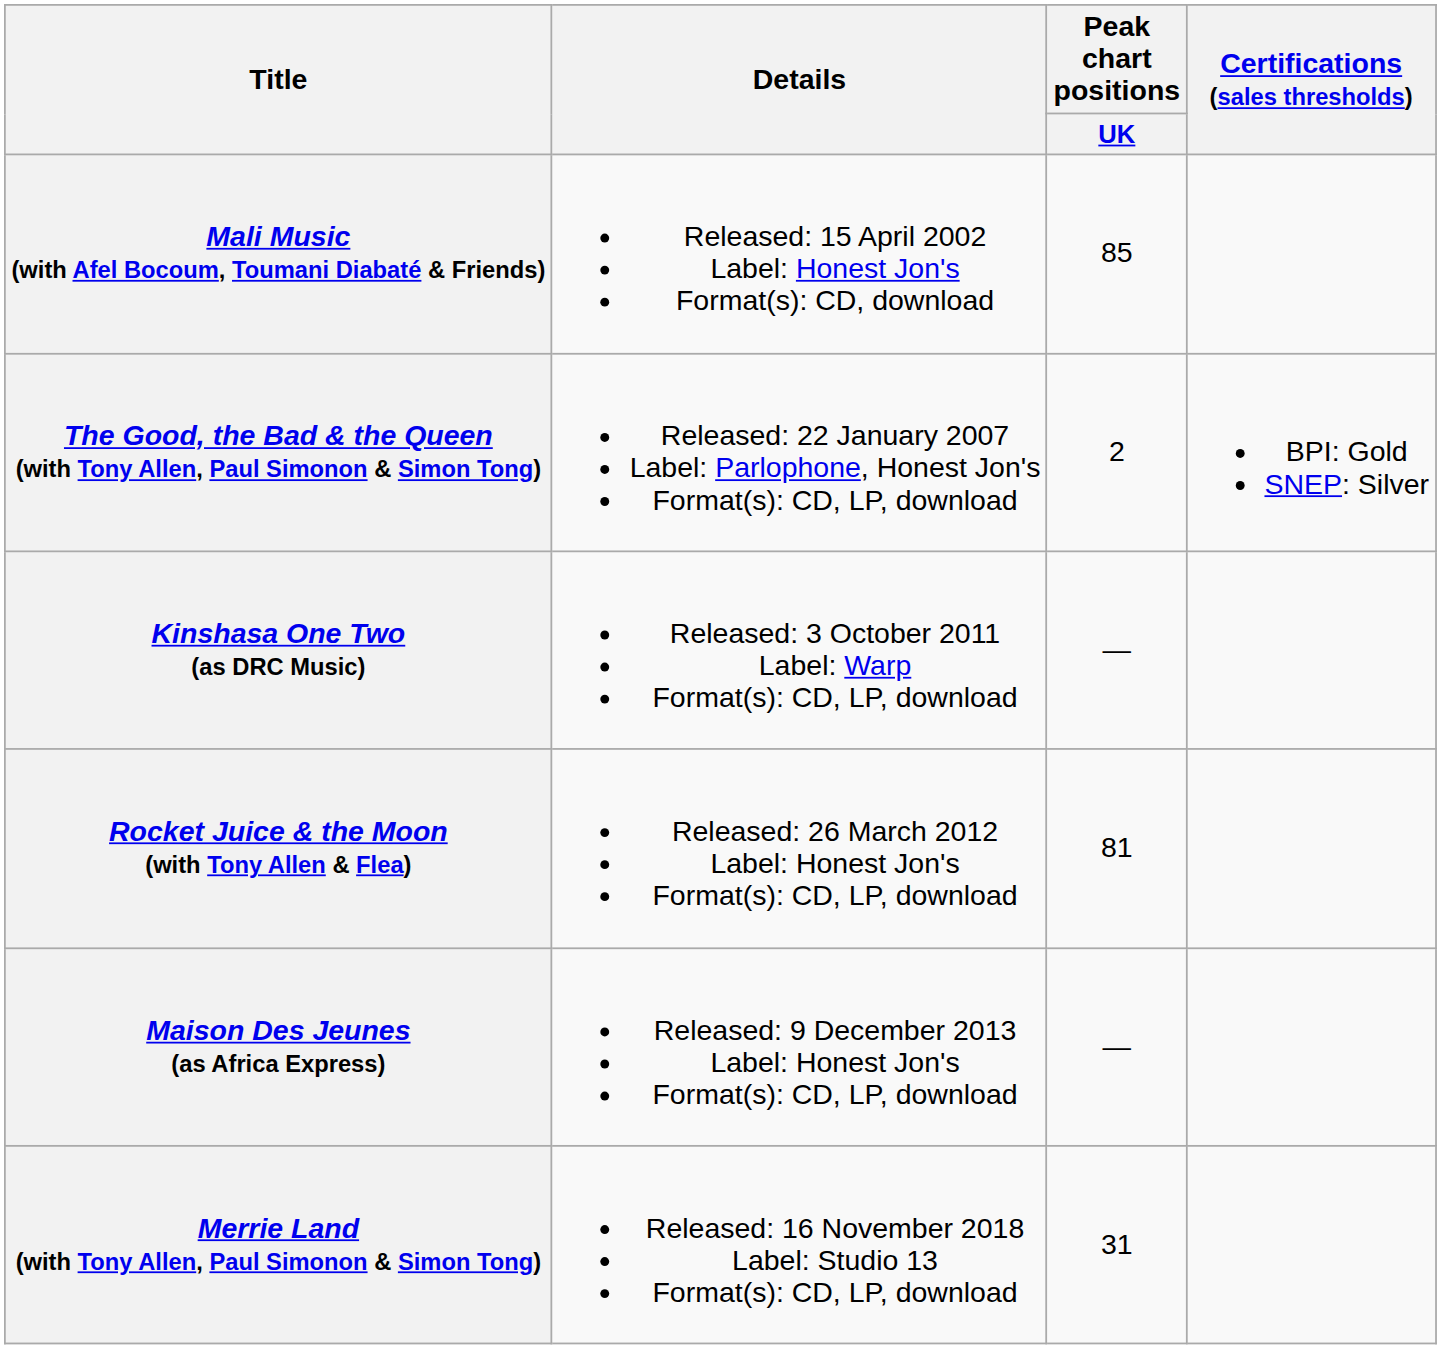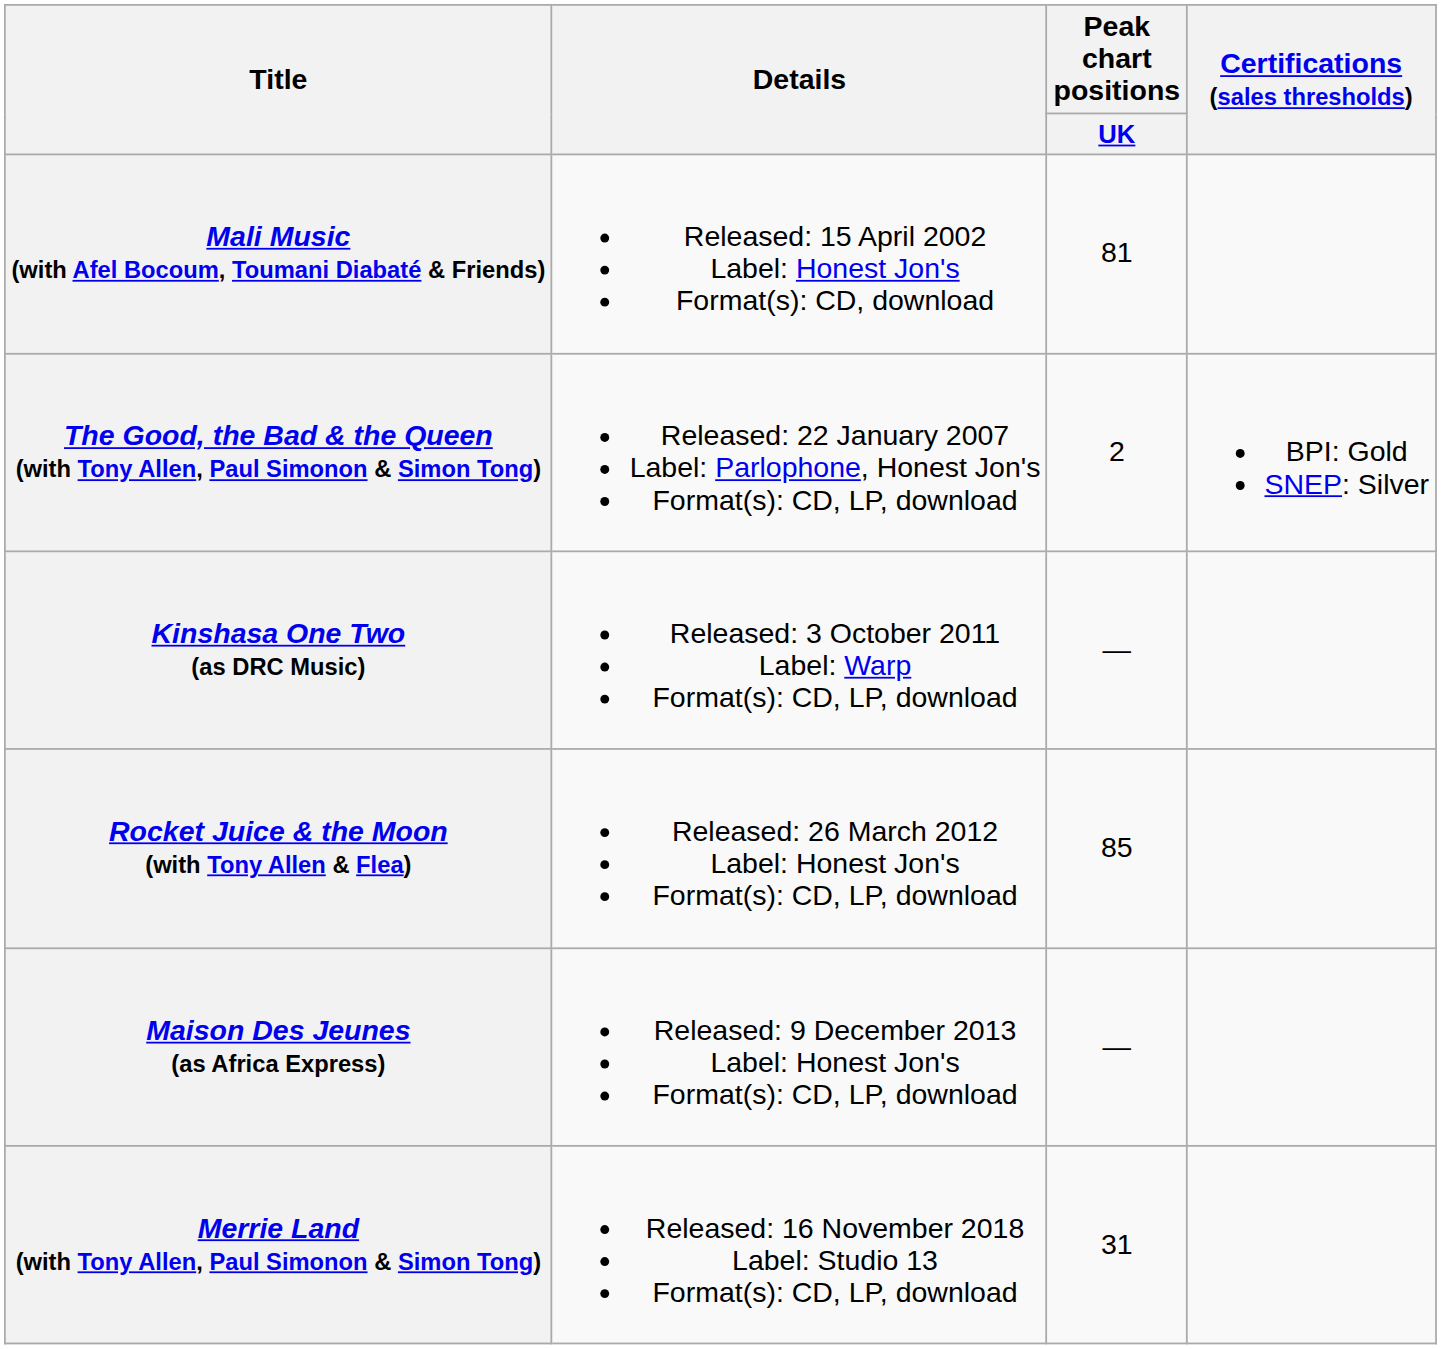(1117, 253) 85 -> (1117, 253) 81
(1117, 848) 81 -> (1117, 848) 85
